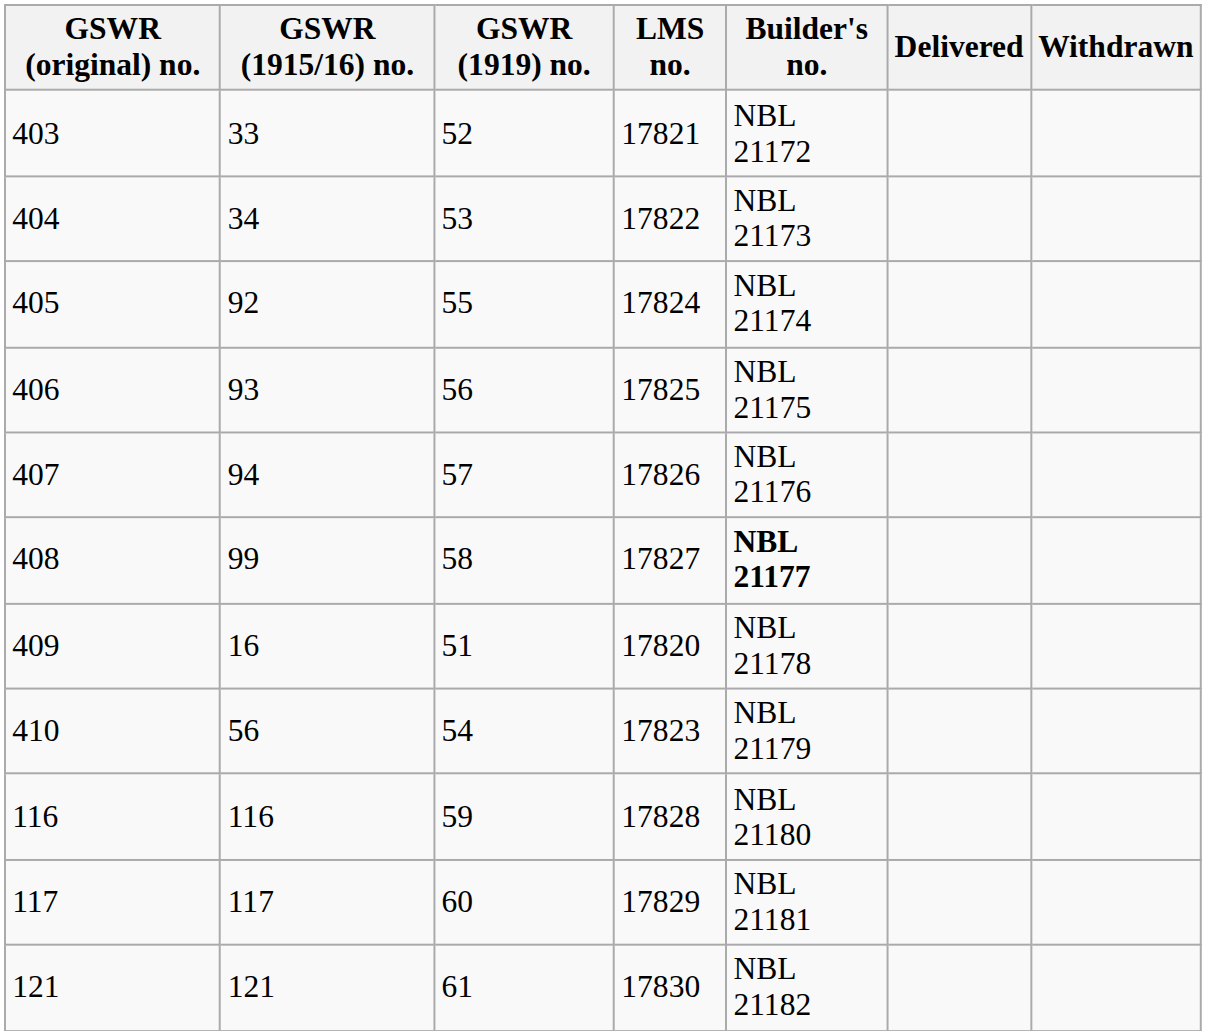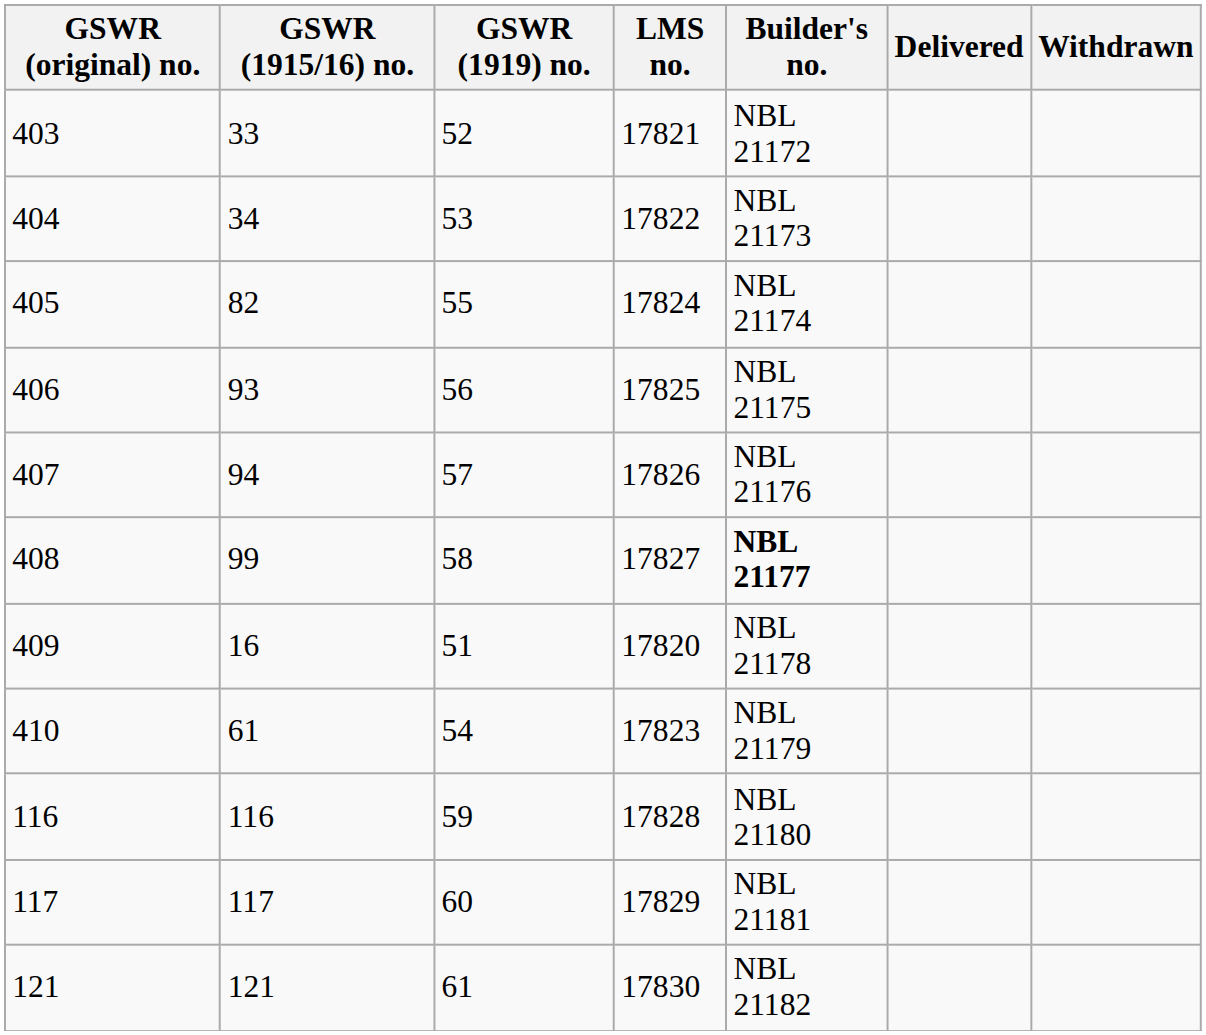(244, 303) 92 -> (244, 303) 82
(244, 730) 56 -> (244, 730) 61
